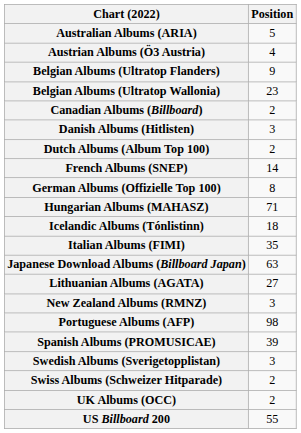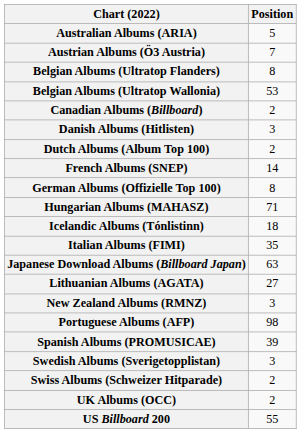(272, 52) 4 -> (272, 52) 7
(272, 71) 9 -> (272, 71) 8
(272, 91) 23 -> (272, 91) 53
